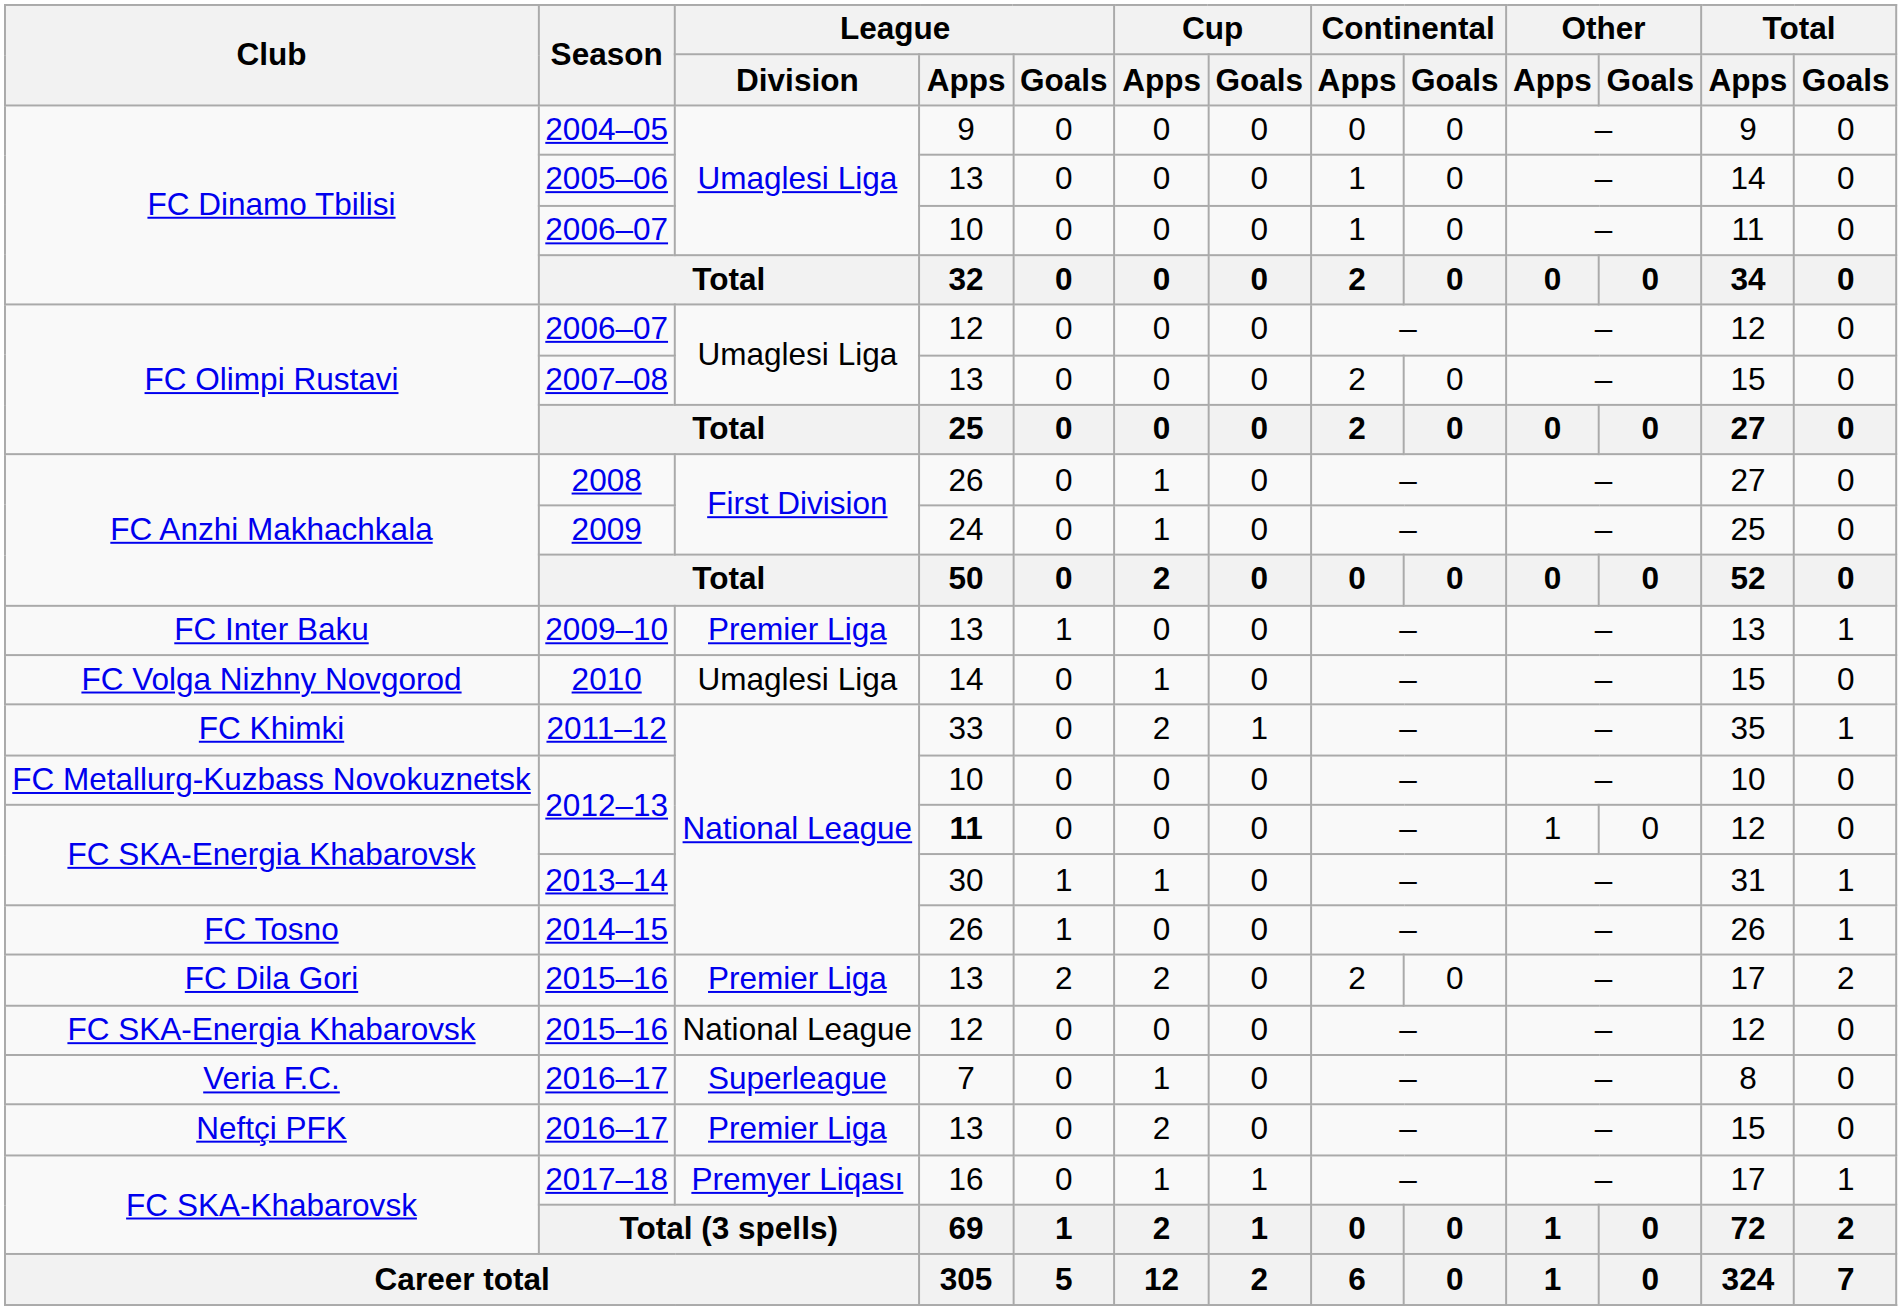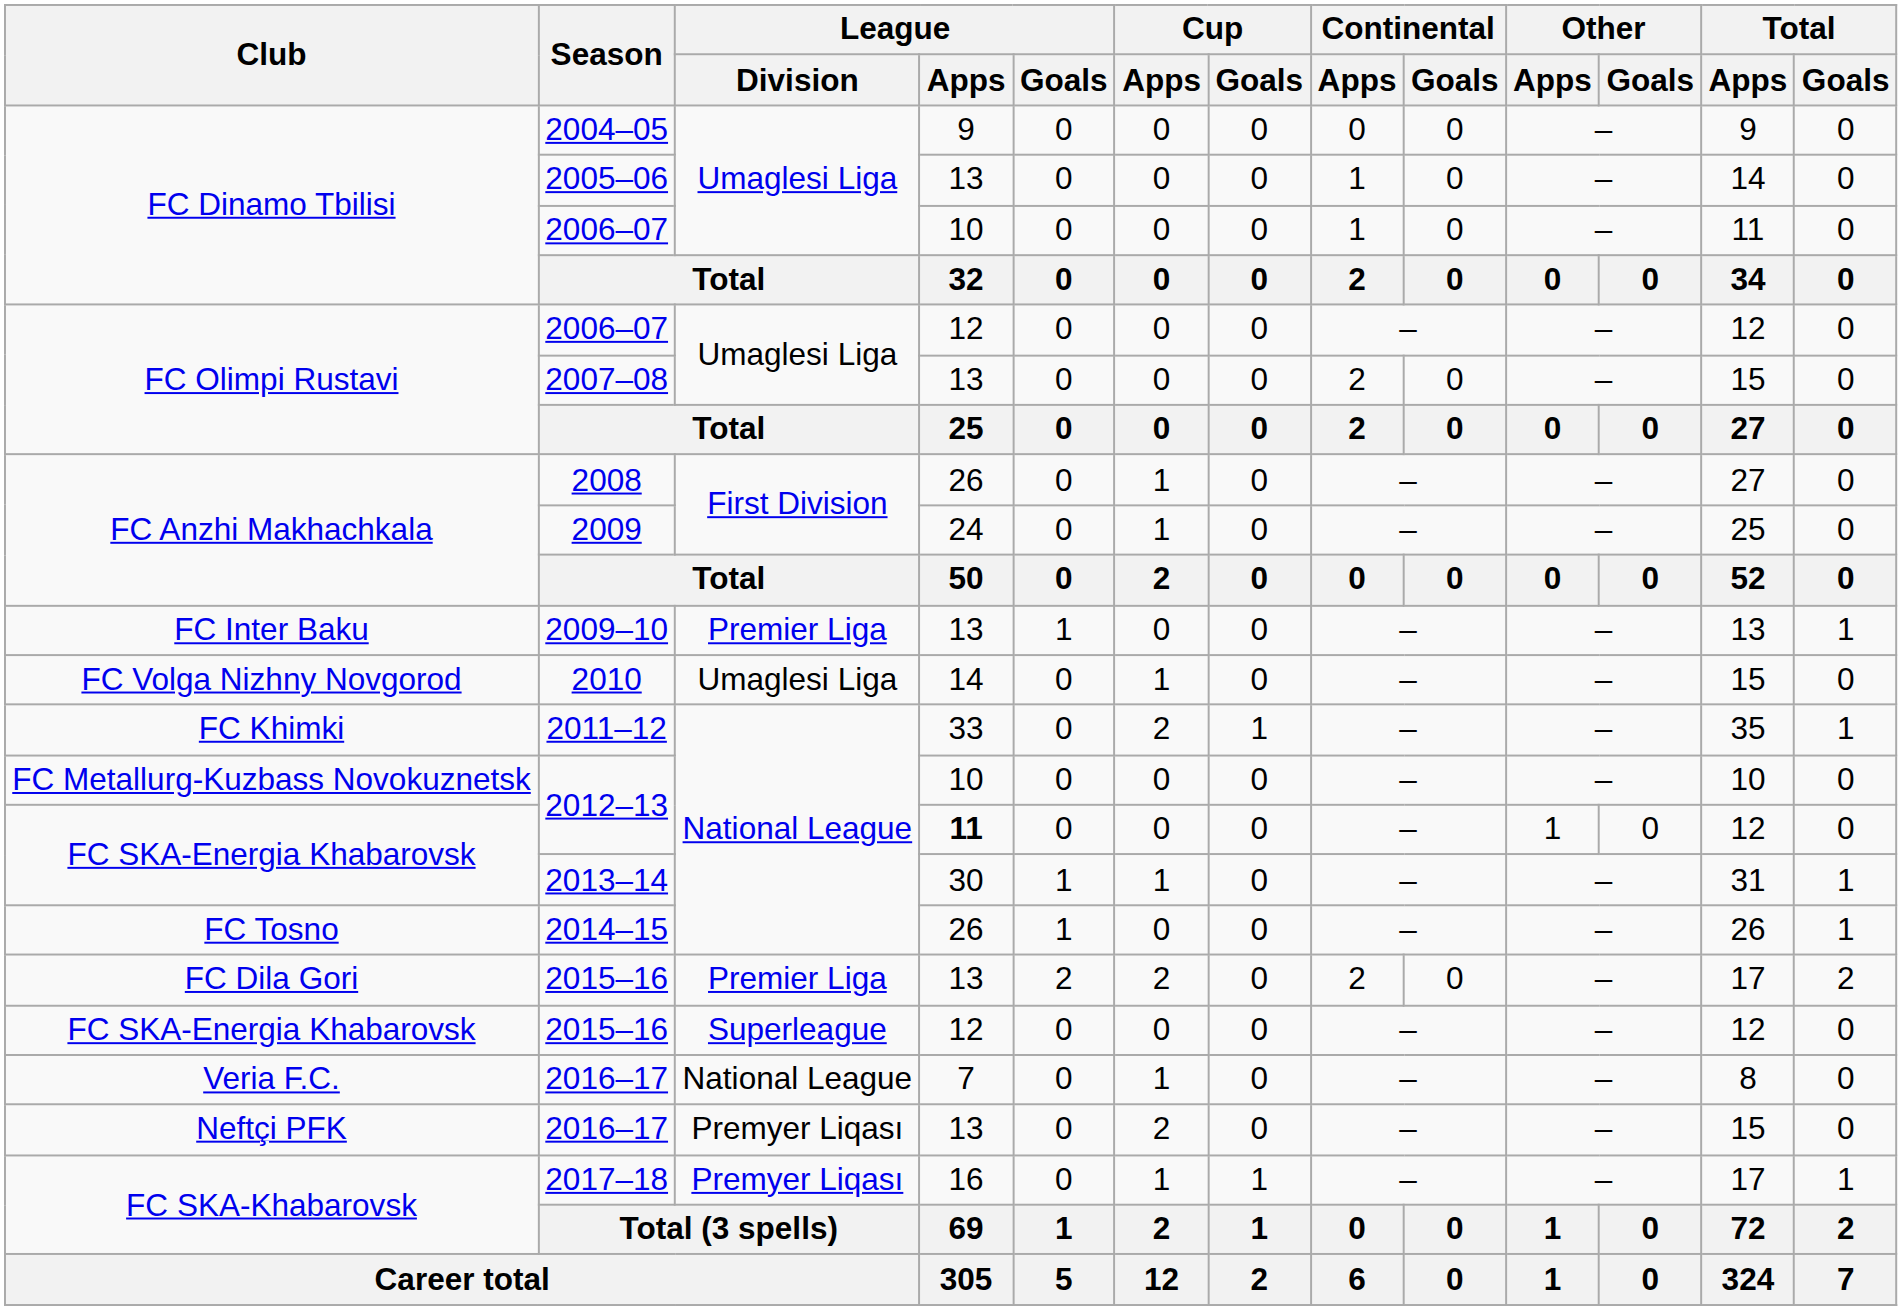(797, 1029) National League -> (797, 1029) Superleague
(797, 1079) Superleague -> (797, 1079) National League
(797, 1129) Premier Liga -> (797, 1129) Premyer Liqası
